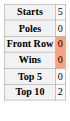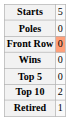(60, 60) lightsalmon background -> (60, 60) no background
+ row: (30, 108)
